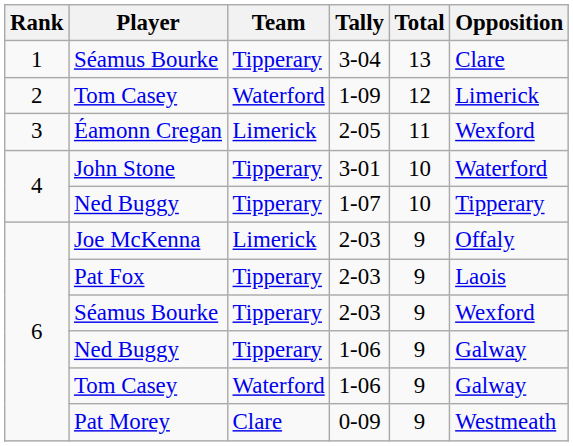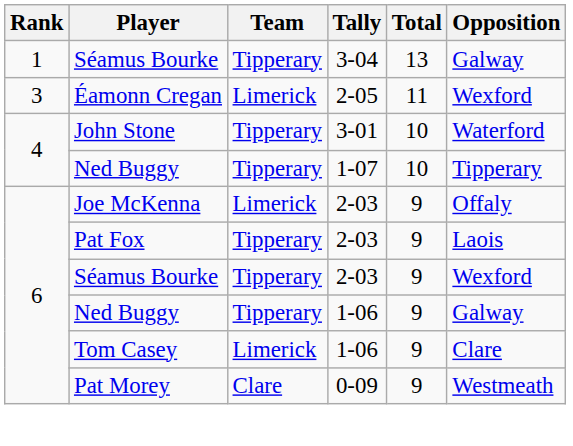(480, 58) Clare -> (488, 58) Galway
- row: (126, 95)
(279, 385) Waterford -> (274, 349) Limerick
(491, 385) Galway -> (477, 349) Clare
